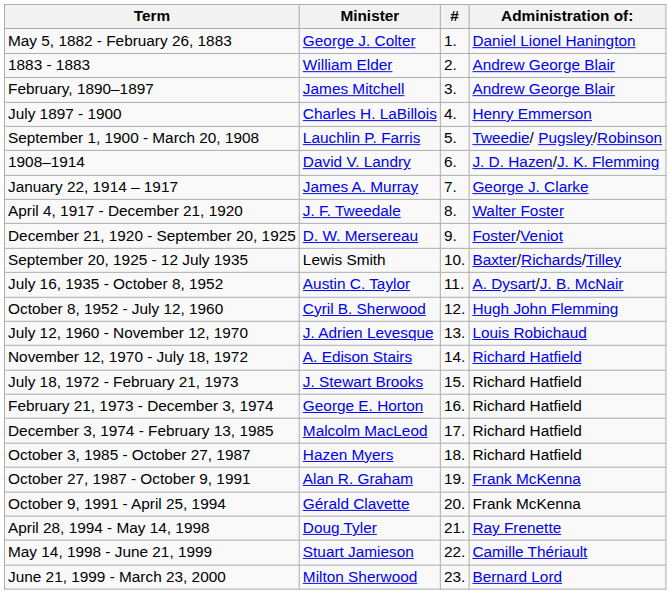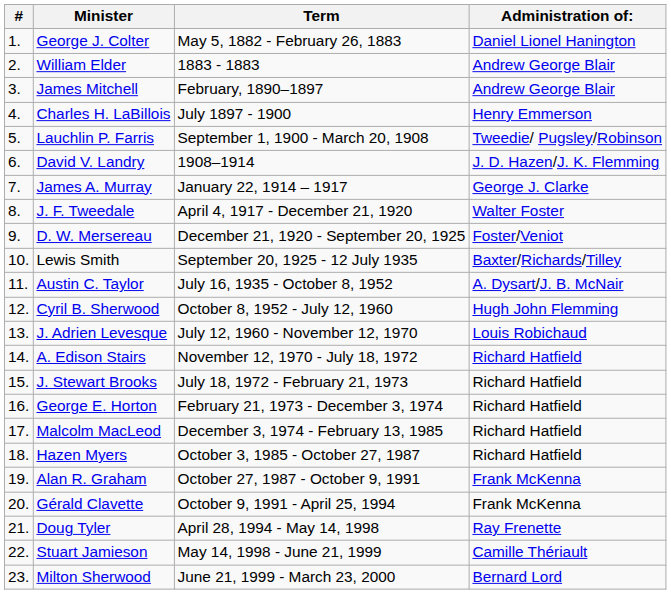columns swapped: (455, 16) <-> (152, 16)
